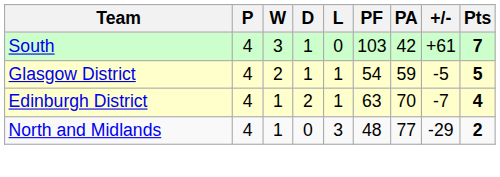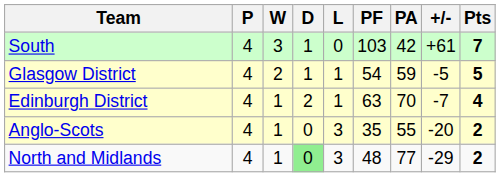+ row: (56, 130)
(308, 130) no background -> (308, 158) lightgreen background
